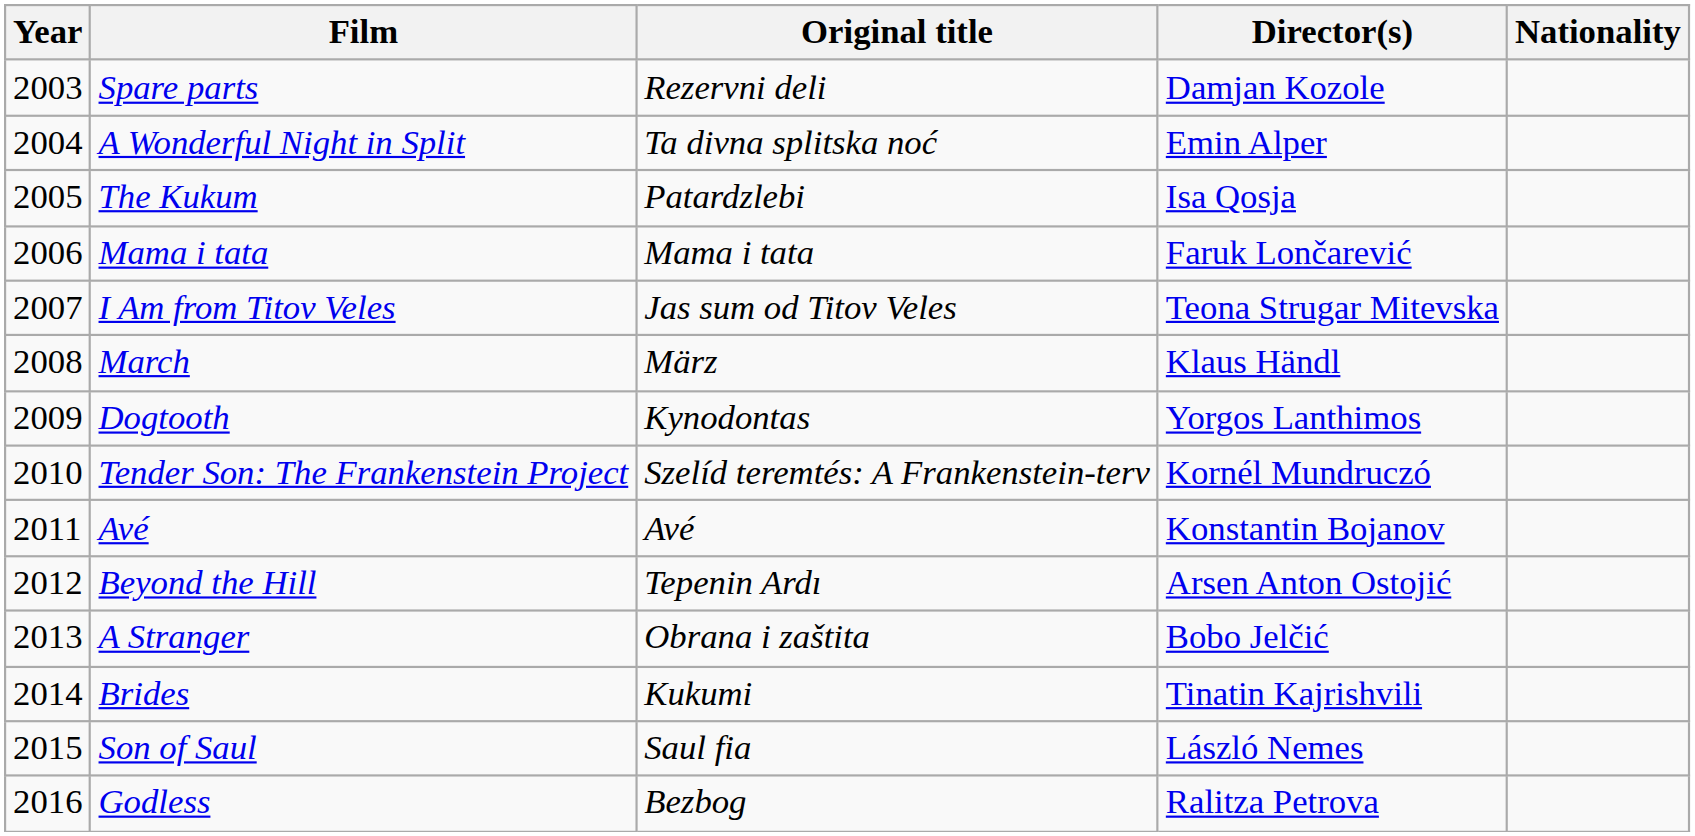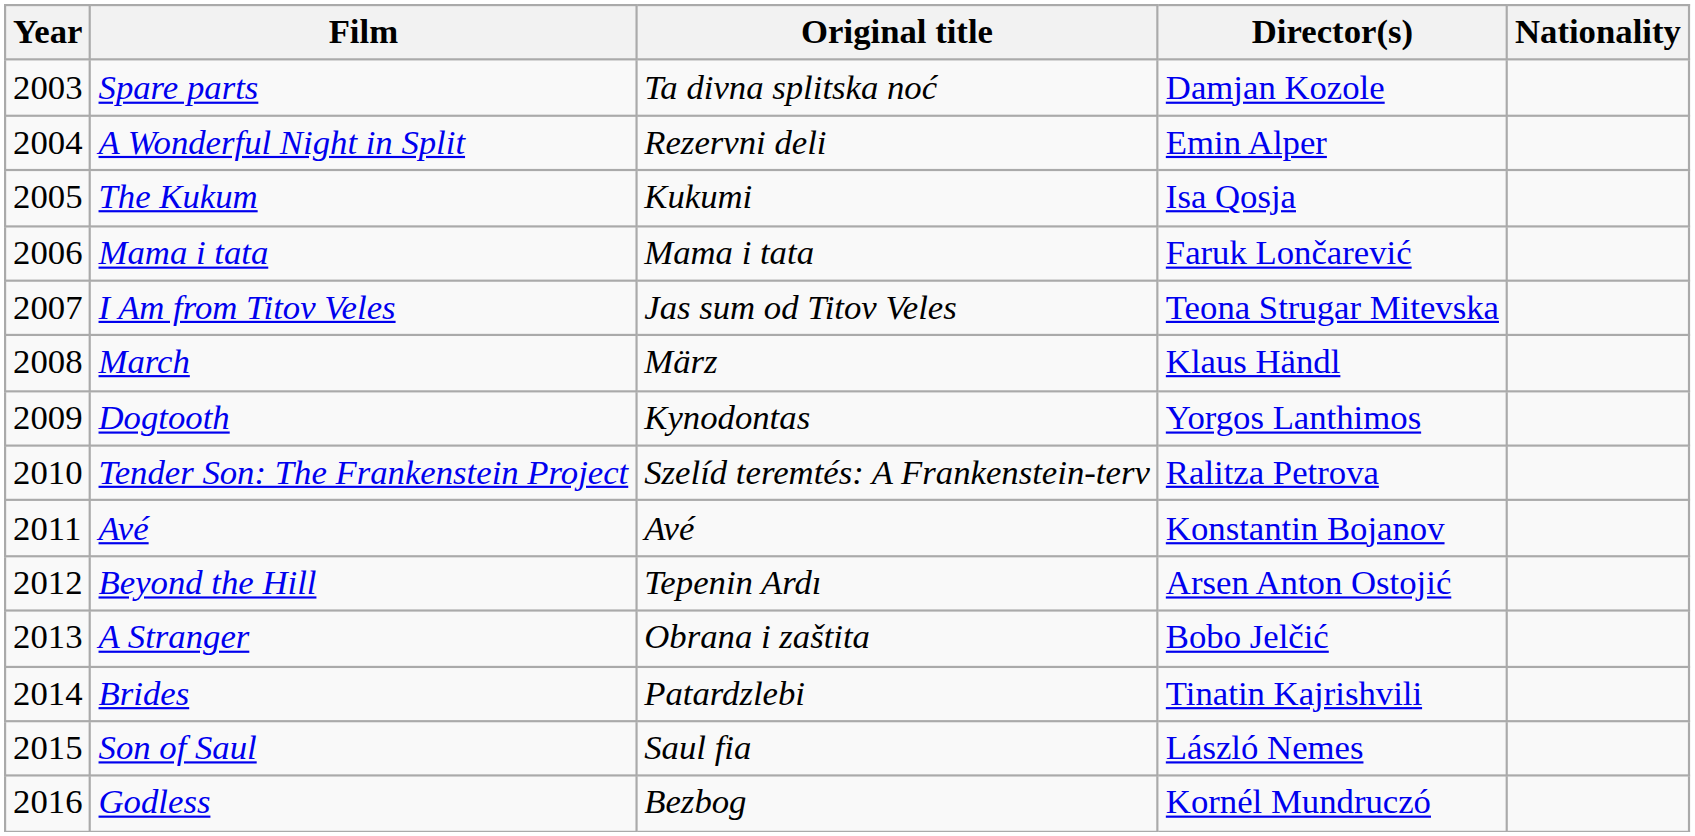(735, 87) Rezervni deli -> (791, 87) Ta divna splitska noć
(791, 142) Ta divna splitska noć -> (735, 142) Rezervni deli
(725, 197) Patardzlebi -> (698, 197) Kukumi
(1298, 472) Kornél Mundruczó -> (1272, 472) Ralitza Petrova
(698, 692) Kukumi -> (725, 692) Patardzlebi
(1272, 802) Ralitza Petrova -> (1298, 802) Kornél Mundruczó
